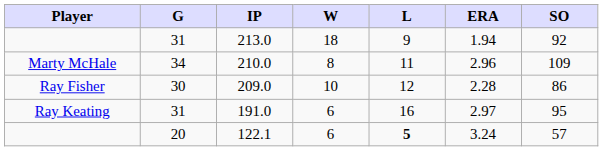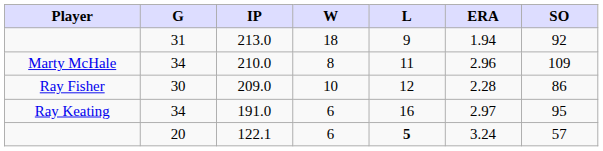(178, 110) 31 -> (178, 110) 34
